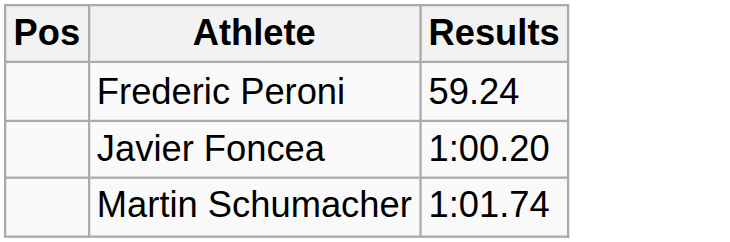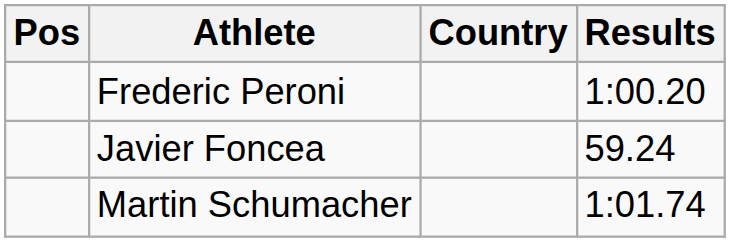+ column: (498, 33)
(474, 90) 59.24 -> (645, 90) 1:00.20
(489, 148) 1:00.20 -> (630, 148) 59.24
